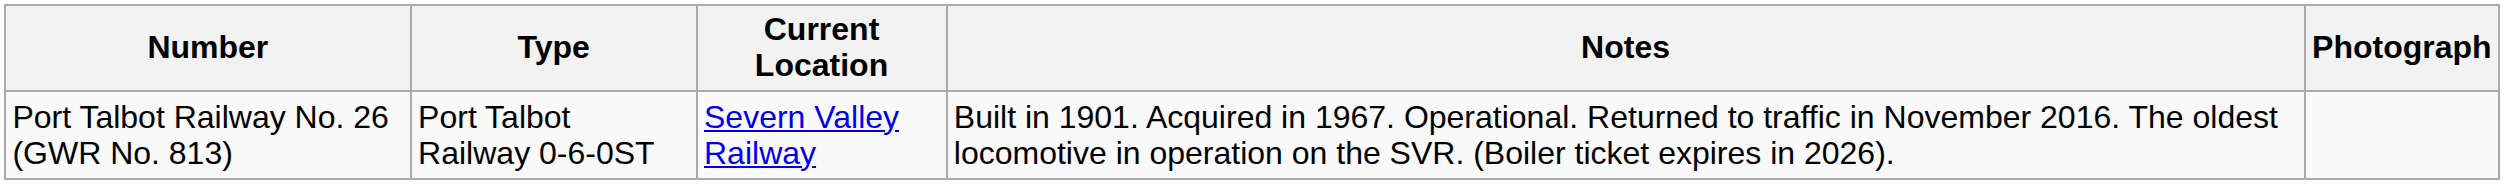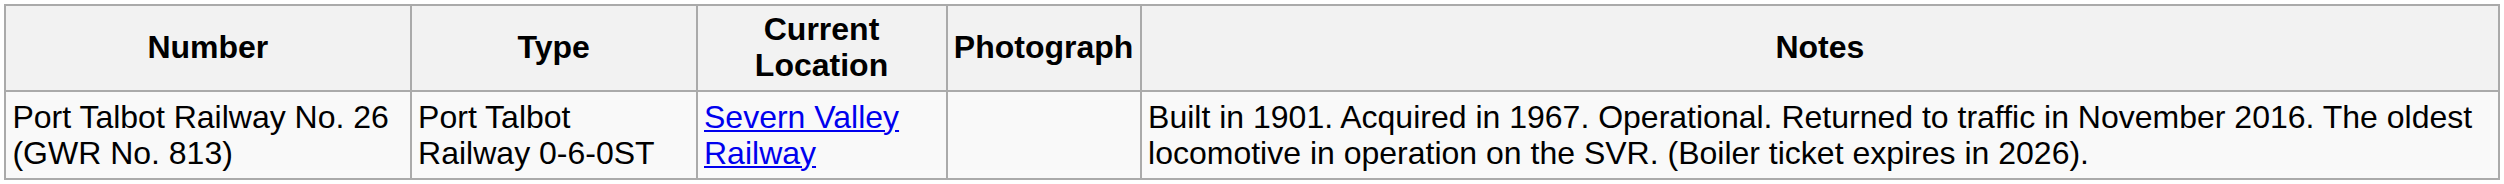columns swapped: (2402, 47) <-> (1626, 47)
